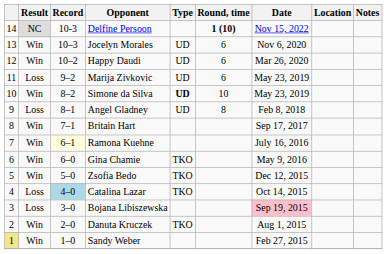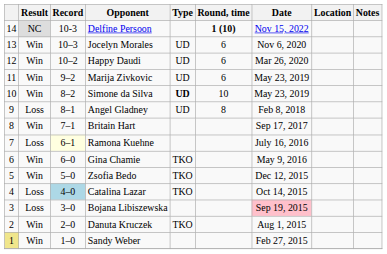(35, 77) Loss -> (35, 77) Win
(35, 143) Win -> (35, 143) Loss
